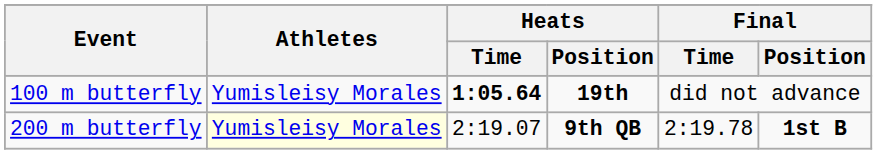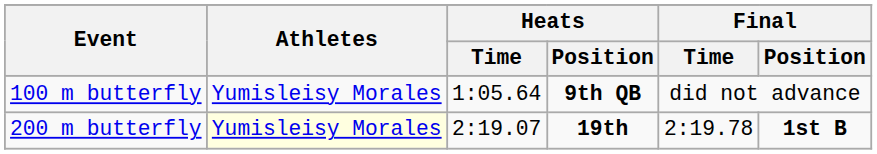(497, 94) bold -> (497, 94) normal
(603, 94) 19th -> (603, 94) 9th QB
(603, 130) 9th QB -> (603, 130) 19th
